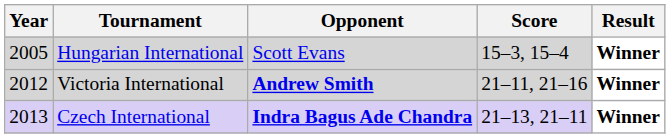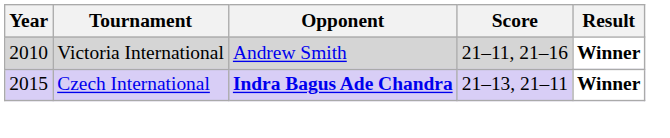- row: (150, 52)
(29, 85) 2012 -> (29, 52) 2010
(313, 85) bold -> (290, 52) normal
(29, 117) 2013 -> (29, 85) 2015
